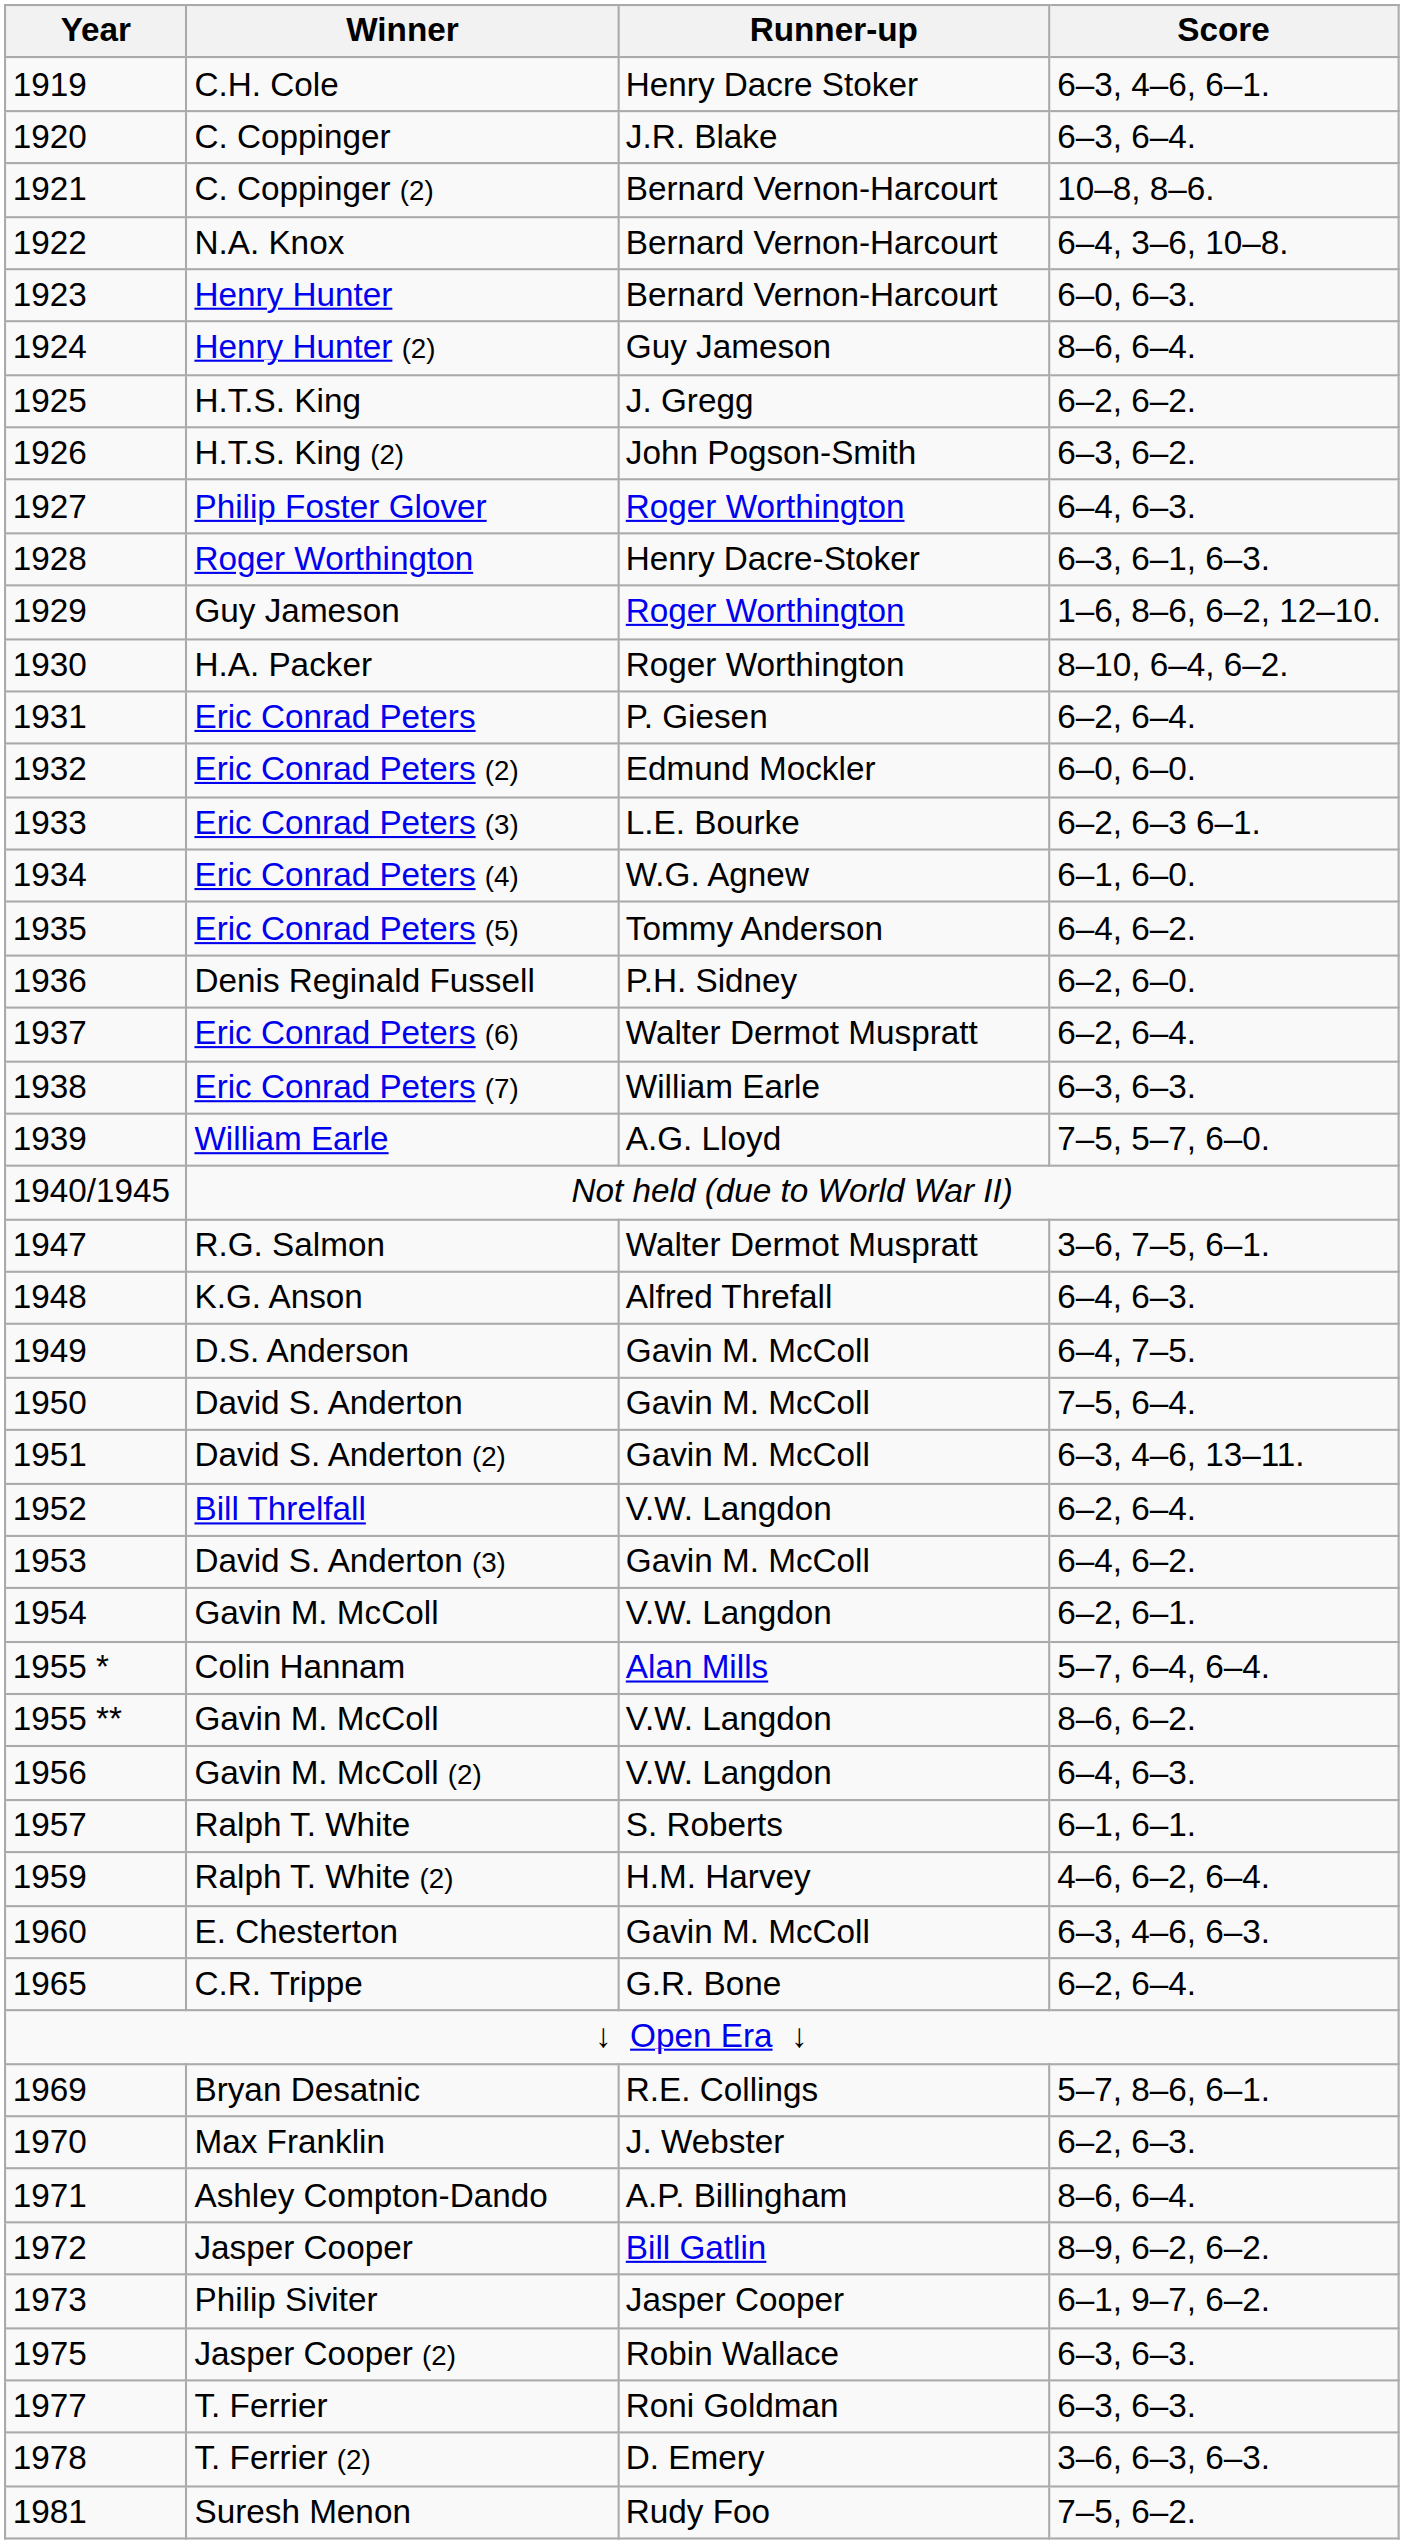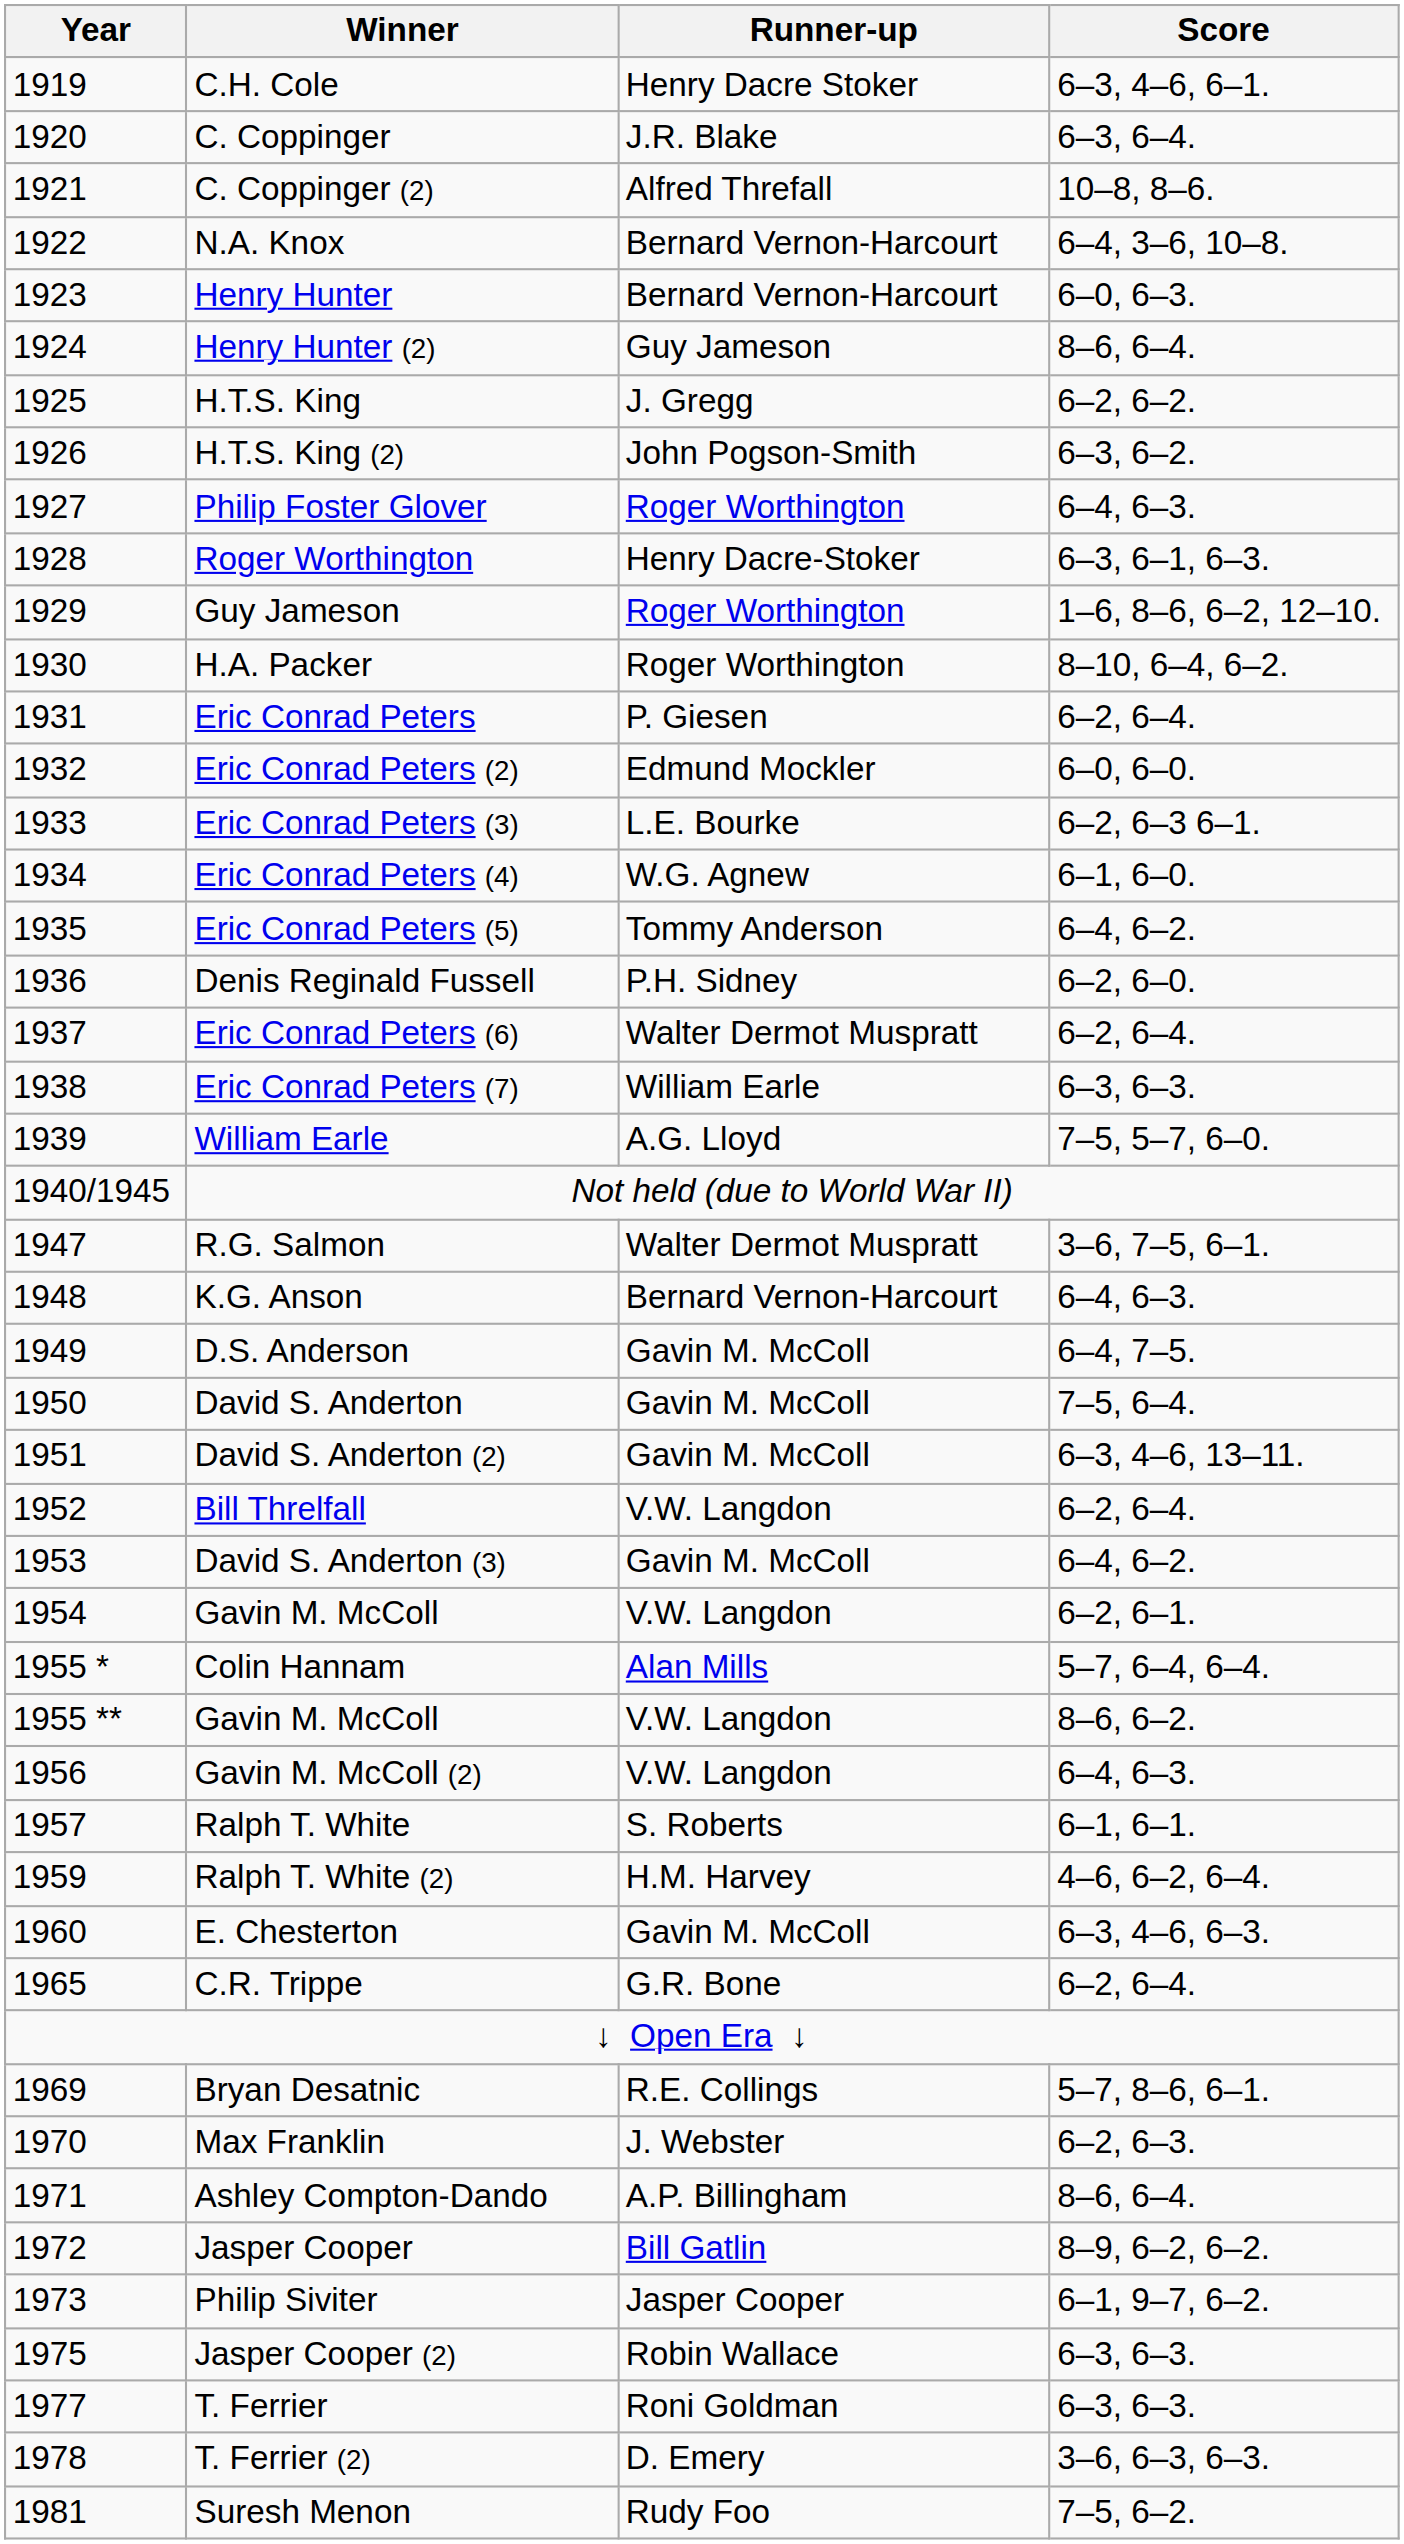(812, 189) Bernard Vernon-Harcourt -> (729, 189) Alfred Threfall
(729, 1297) Alfred Threfall -> (812, 1297) Bernard Vernon-Harcourt
